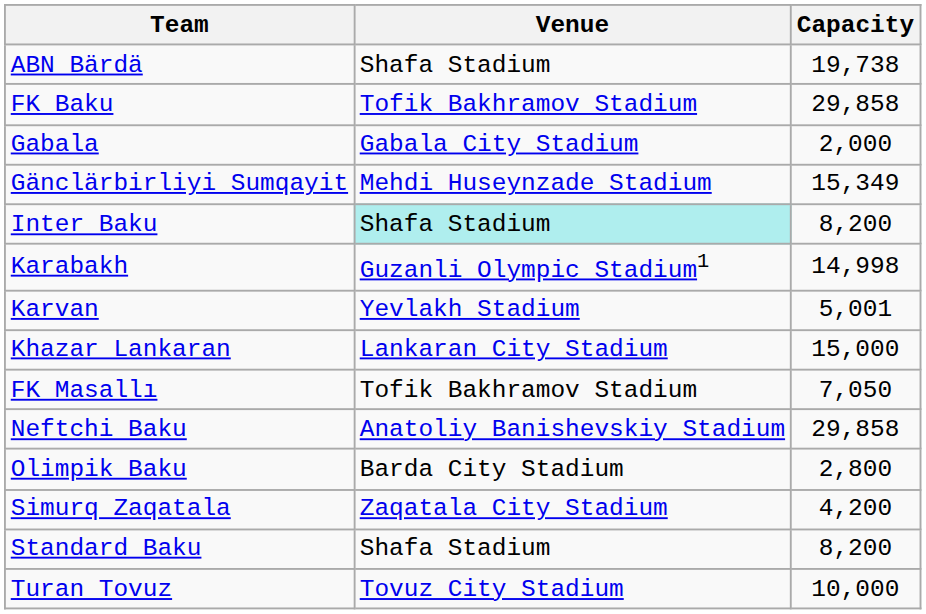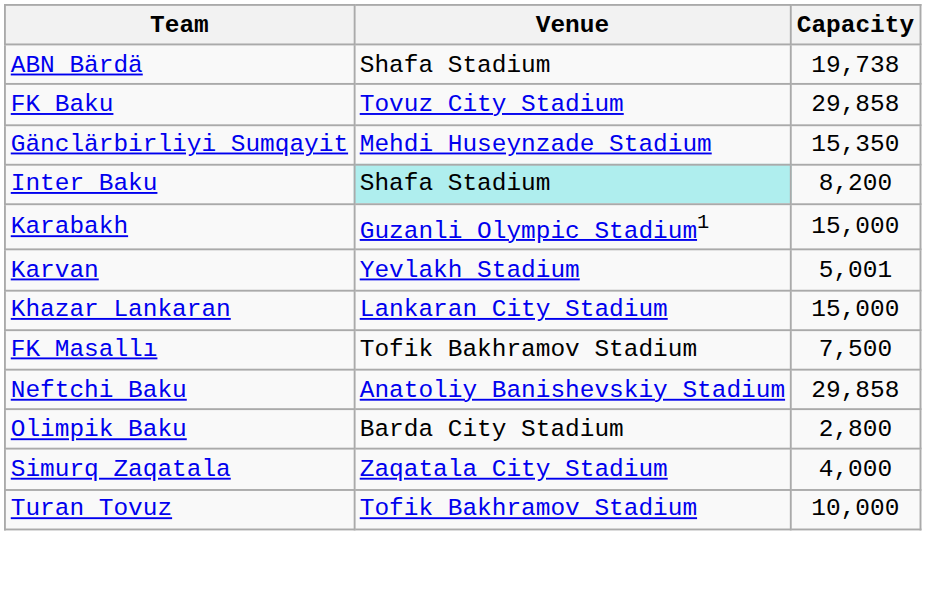(528, 105) Tofik Bakhramov Stadium -> (492, 105) Tovuz City Stadium
- row: (55, 144)
(855, 184) 15,349 -> (855, 144) 15,350
(855, 267) 14,998 -> (855, 227) 15,000
(855, 390) 7,050 -> (855, 350) 7,500
(855, 509) 4,200 -> (855, 469) 4,000
- row: (106, 549)
(492, 589) Tovuz City Stadium -> (528, 509) Tofik Bakhramov Stadium
